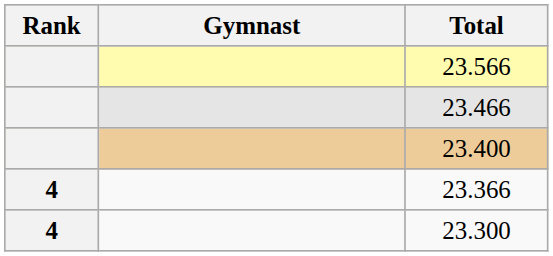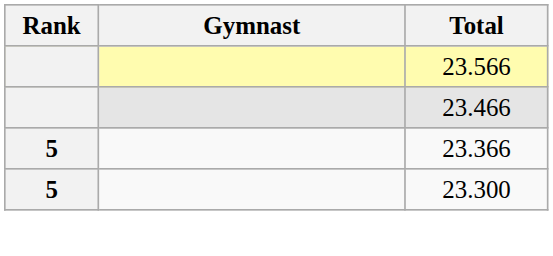- row: (477, 148)
(52, 189) 4 -> (52, 148) 5
(52, 230) 4 -> (52, 189) 5
